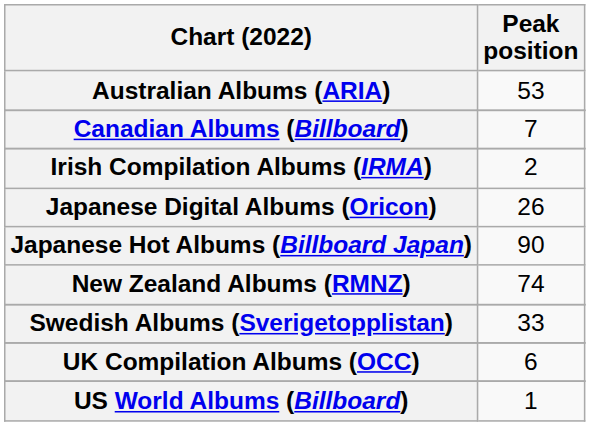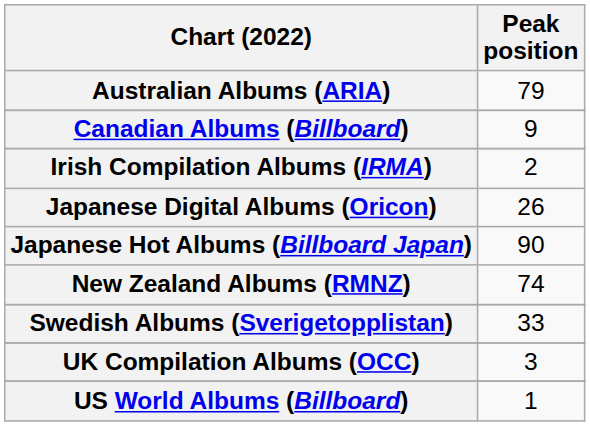(531, 90) 53 -> (531, 90) 79
(531, 129) 7 -> (531, 129) 9
(531, 362) 6 -> (531, 362) 3
